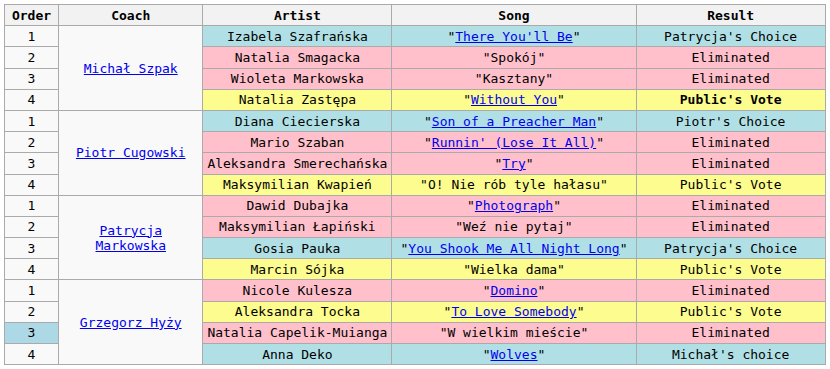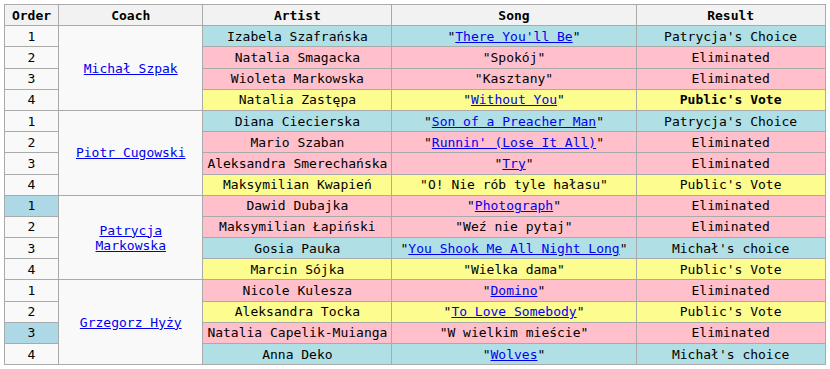(731, 121) Piotr's Choice -> (731, 121) Patrycja's Choice
(32, 206) no background -> (32, 206) lightblue background
(731, 248) Patrycja's Choice -> (731, 248) Michał's choice
